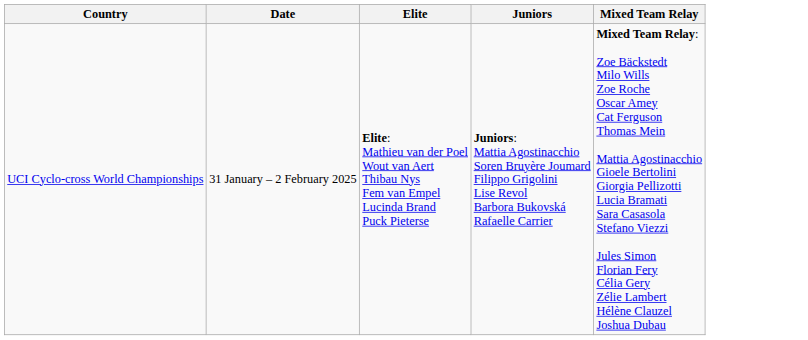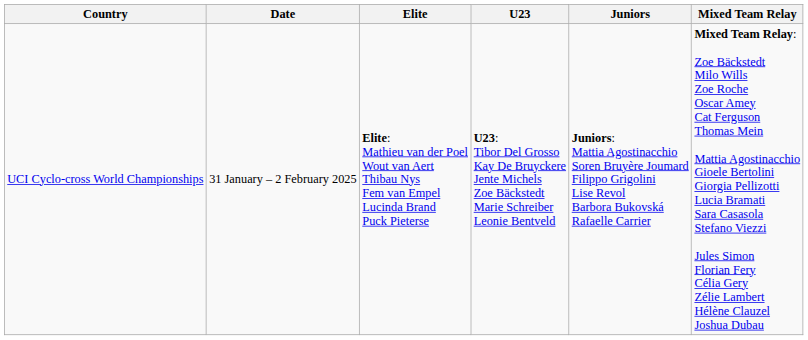+ column: (520, 14)
